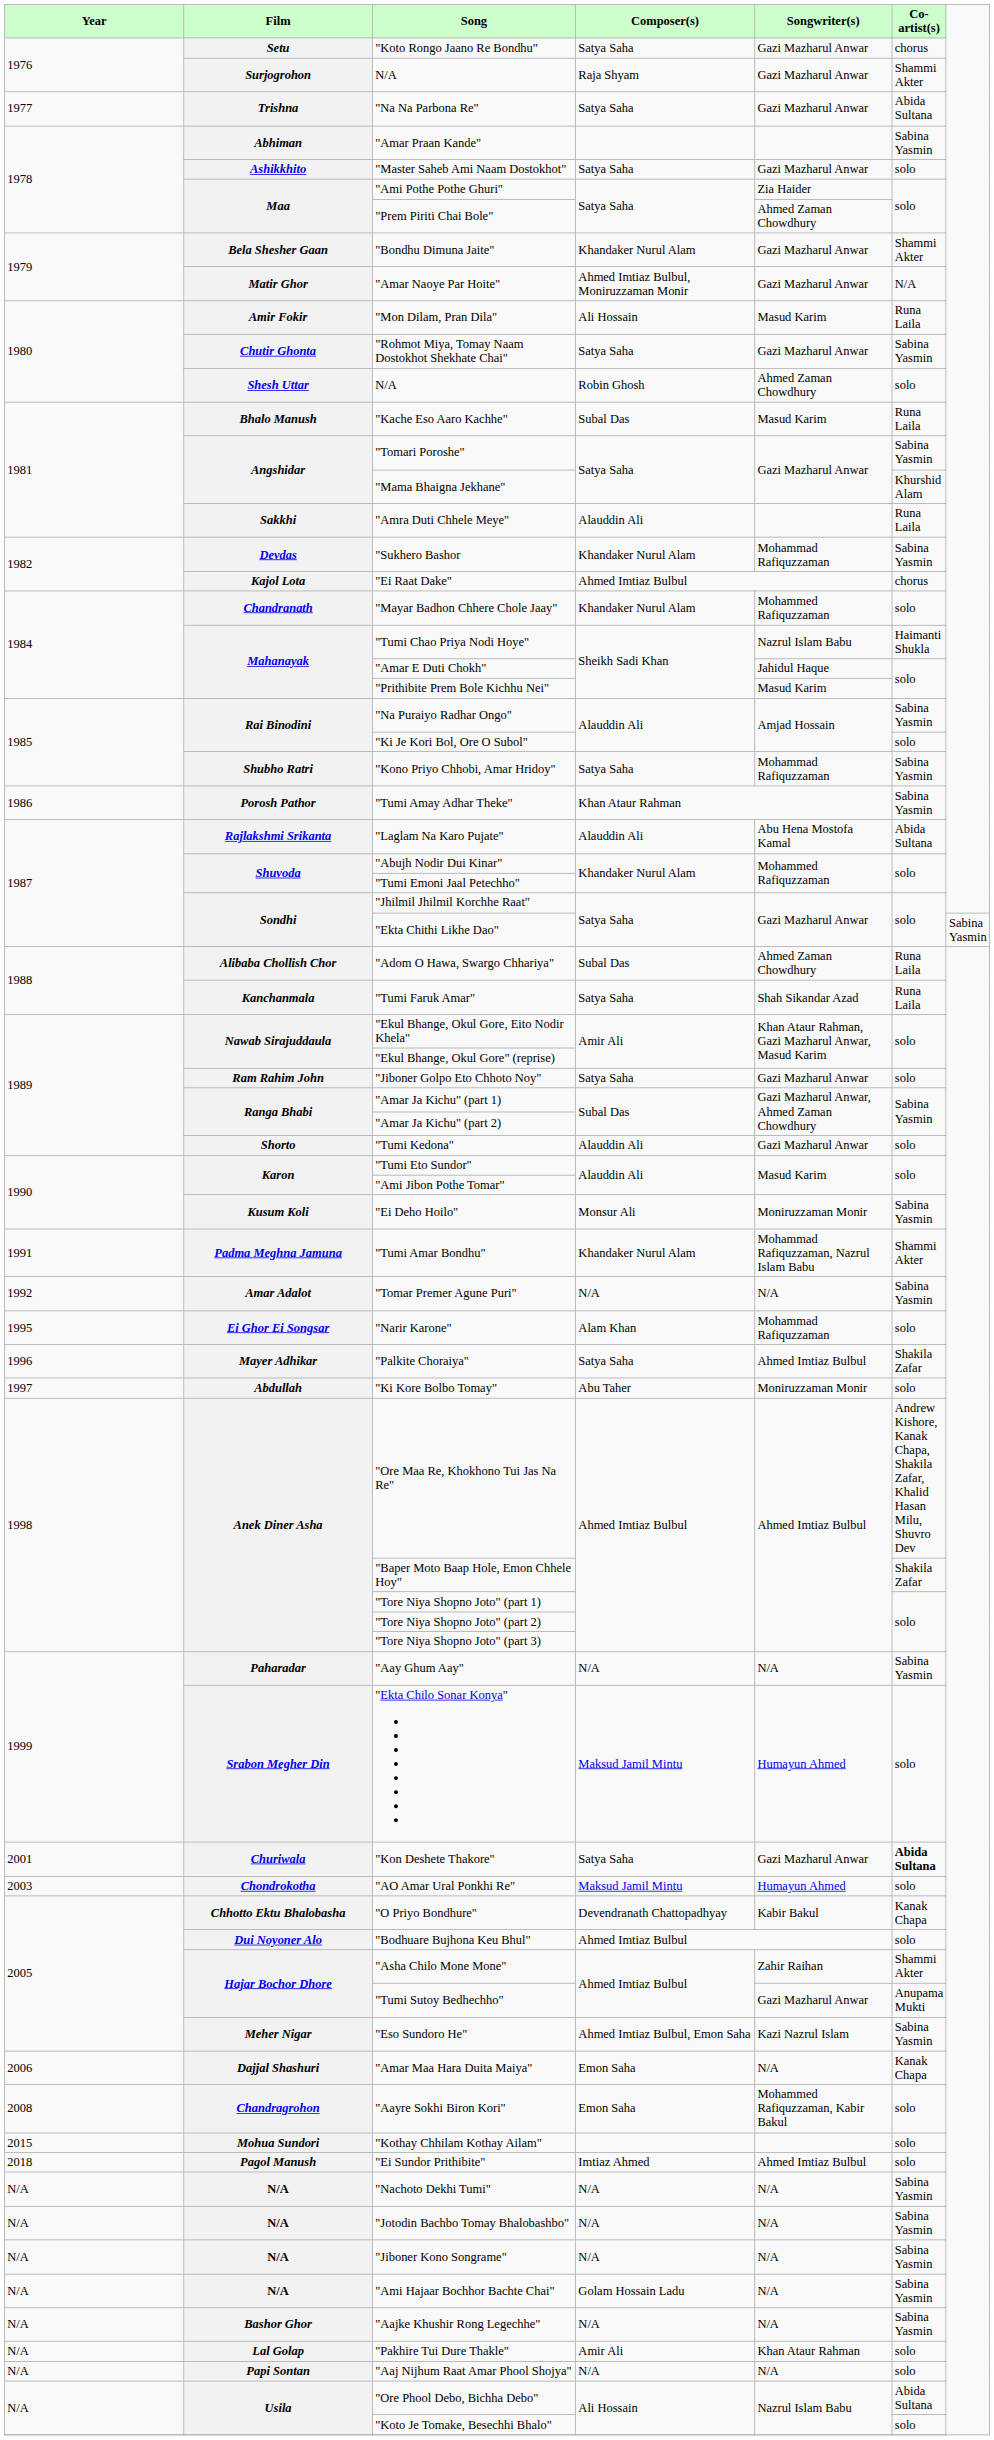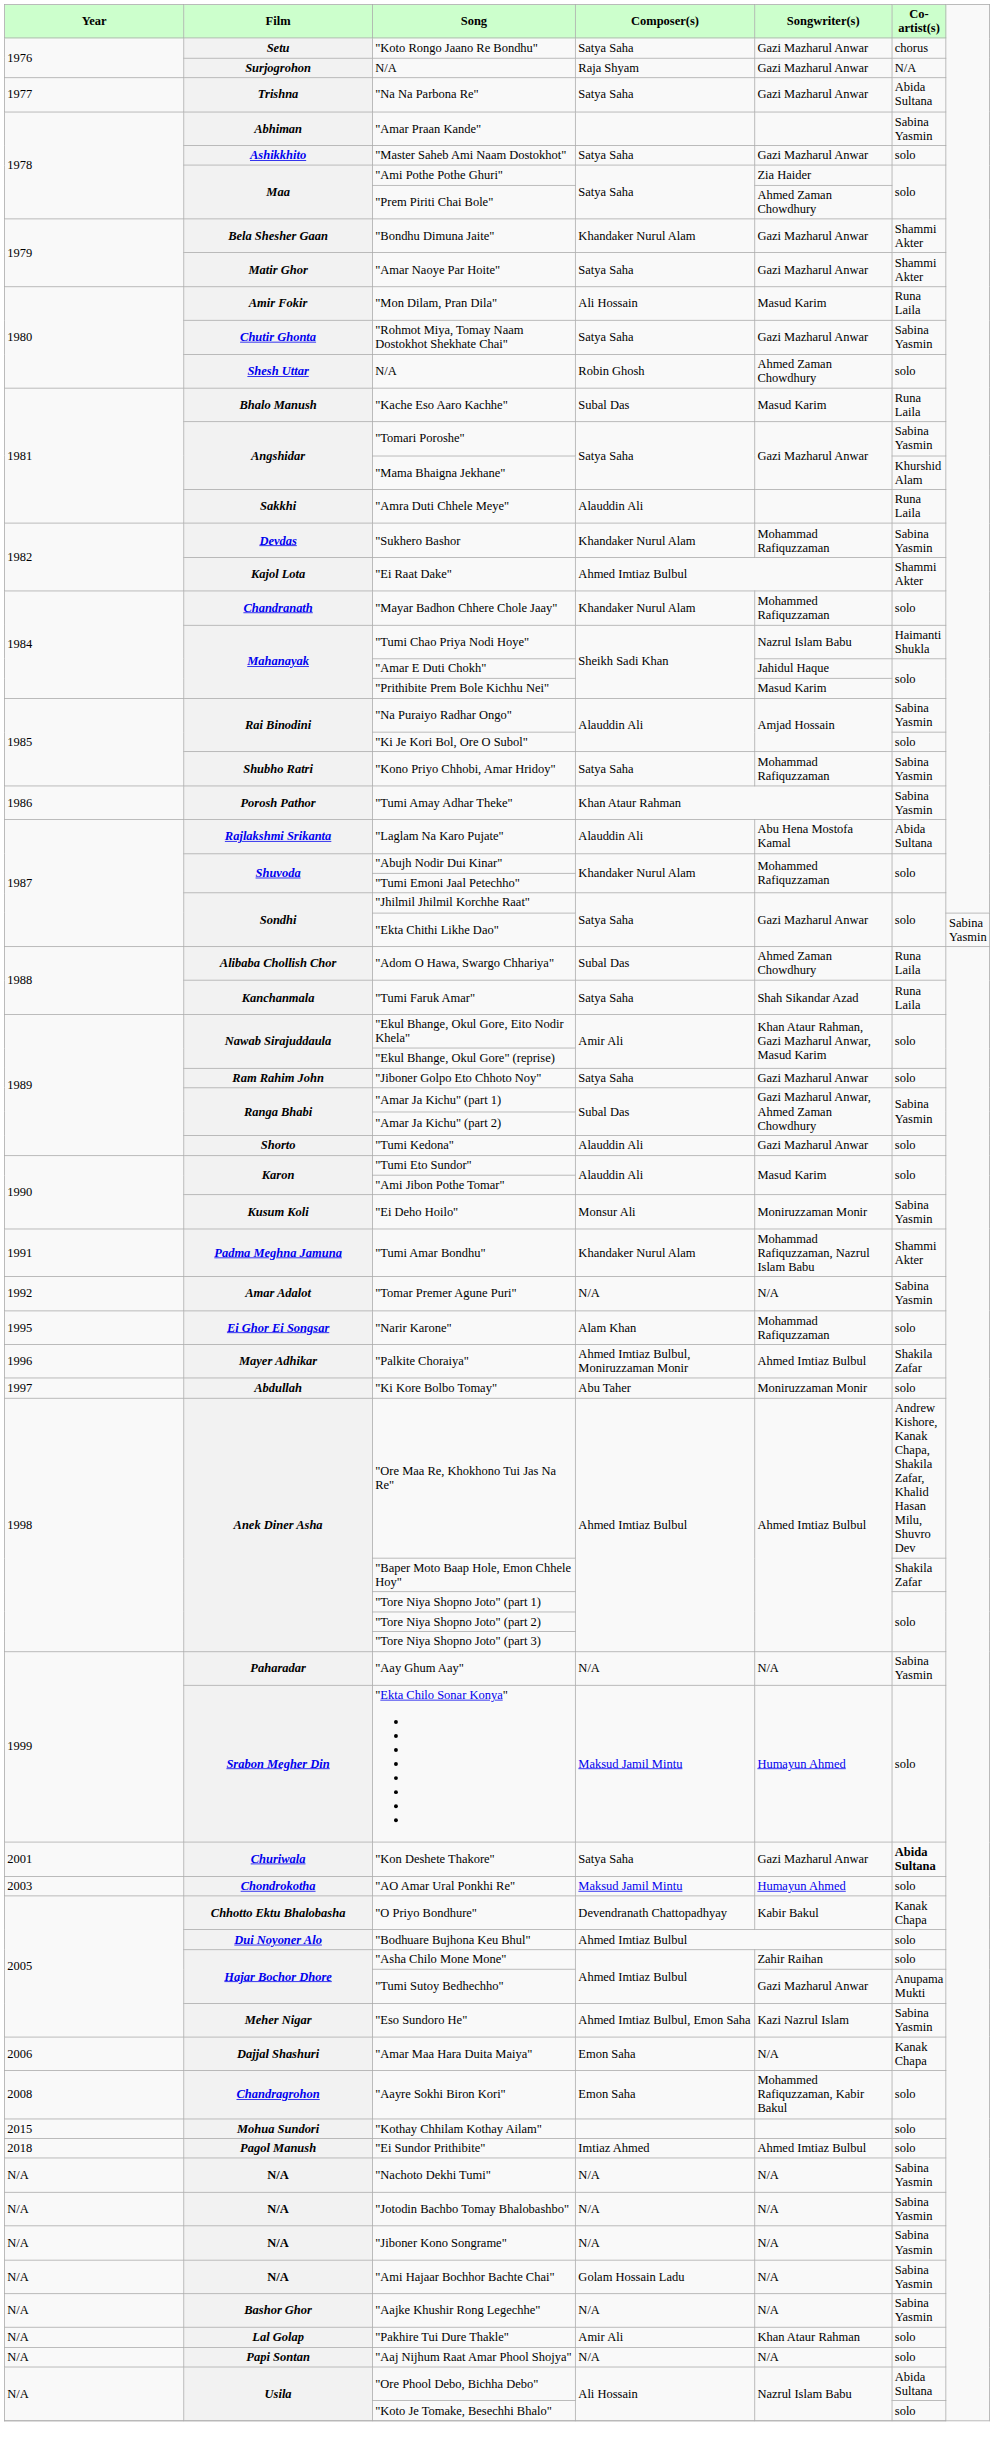(916, 75) Shammi Akter -> (906, 68) N/A
(634, 283) Ahmed Imtiaz Bulbul, Moniruzzaman Monir -> (606, 269) Satya Saha
(906, 283) N/A -> (916, 269) Shammi Akter
(911, 581) chorus -> (916, 574) Shammi Akter
(606, 1361) Satya Saha -> (634, 1361) Ahmed Imtiaz Bulbul, Moniruzzaman Monir
(916, 1966) Shammi Akter -> (905, 1959) solo
